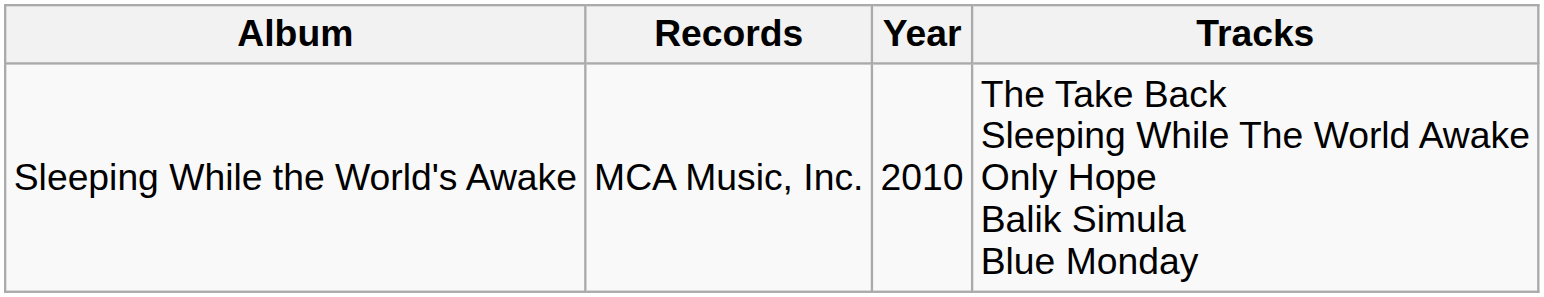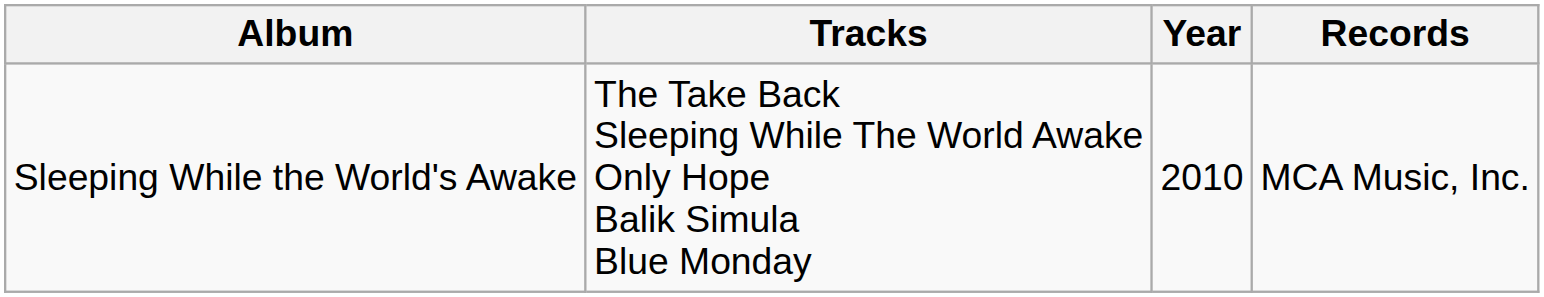columns swapped: (1255, 34) <-> (729, 34)
